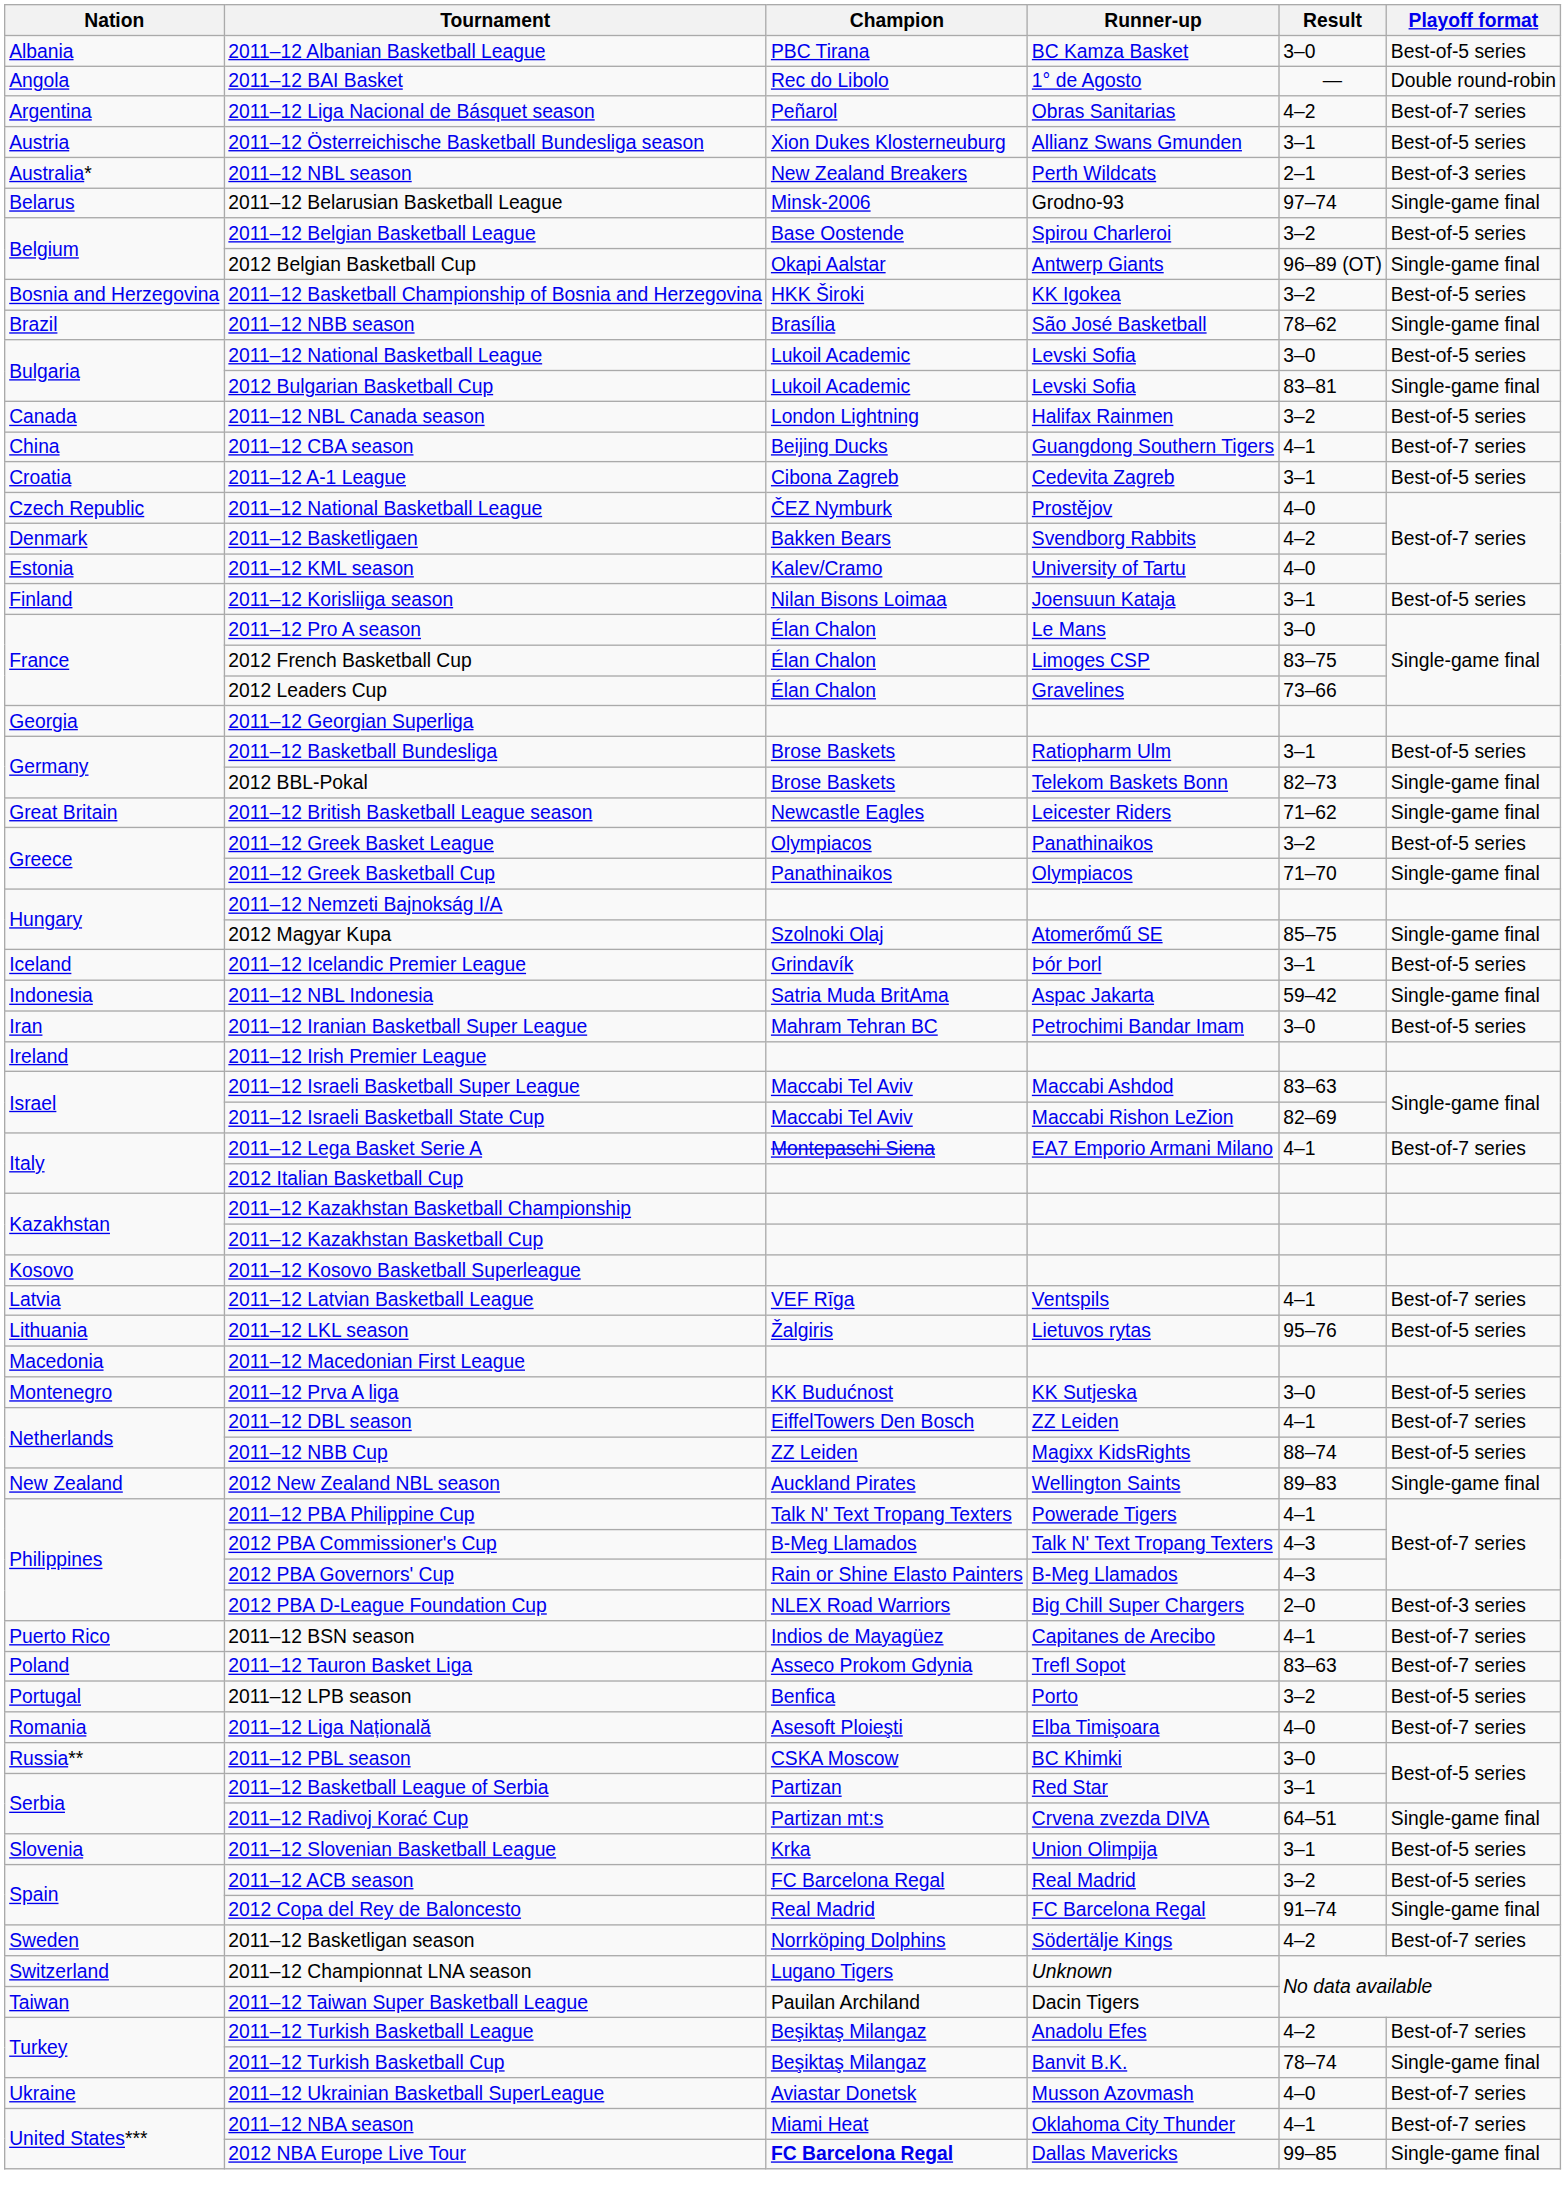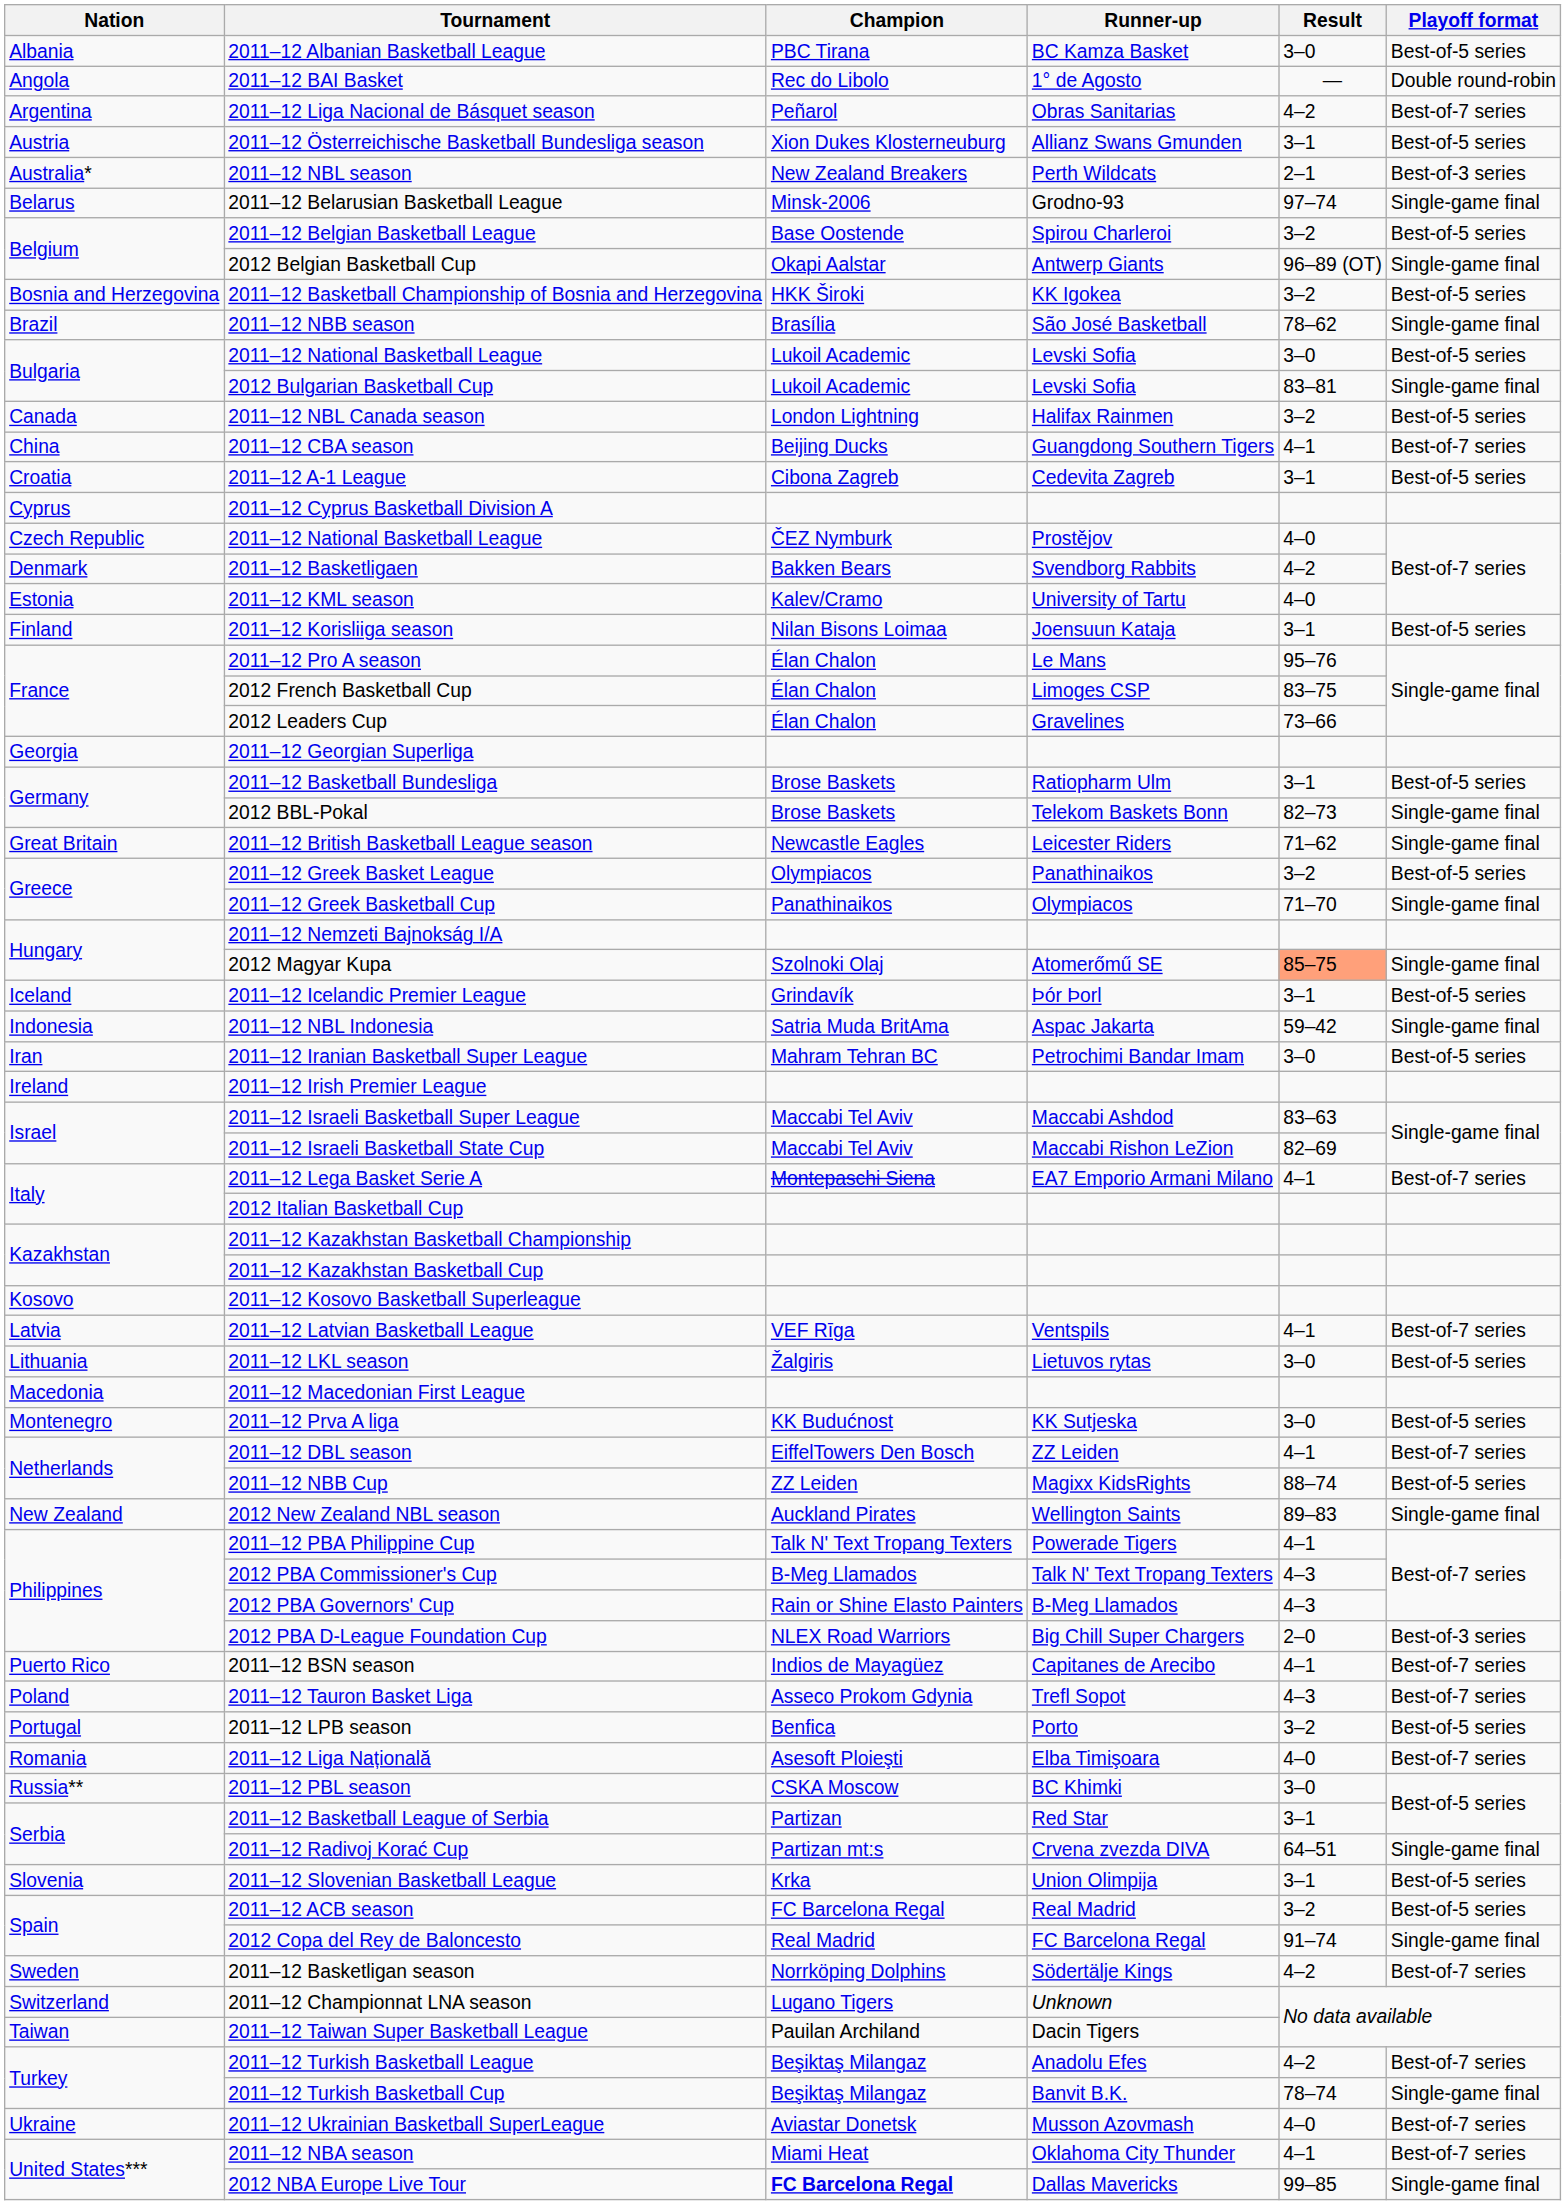+ row: (391, 508)
(1299, 630) 3–0 -> (1310, 660) 95–76
(1310, 935) no background -> (1310, 965) lightsalmon background
(1310, 1331) 95–76 -> (1299, 1362) 3–0
(1310, 1666) 83–63 -> (1299, 1697) 4–3
